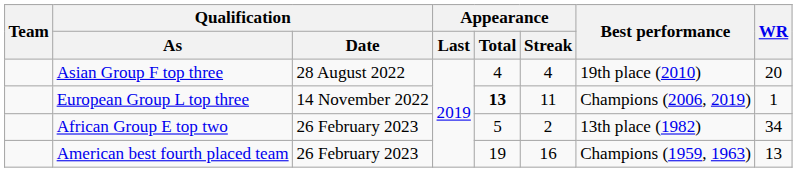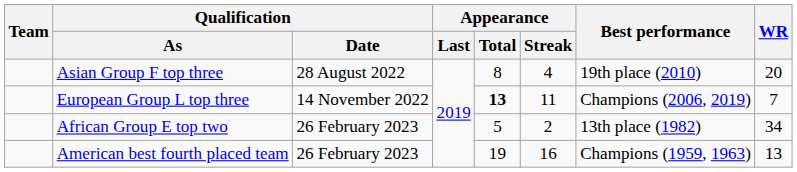(497, 72) 4 -> (497, 72) 8
(773, 99) 1 -> (773, 99) 7
